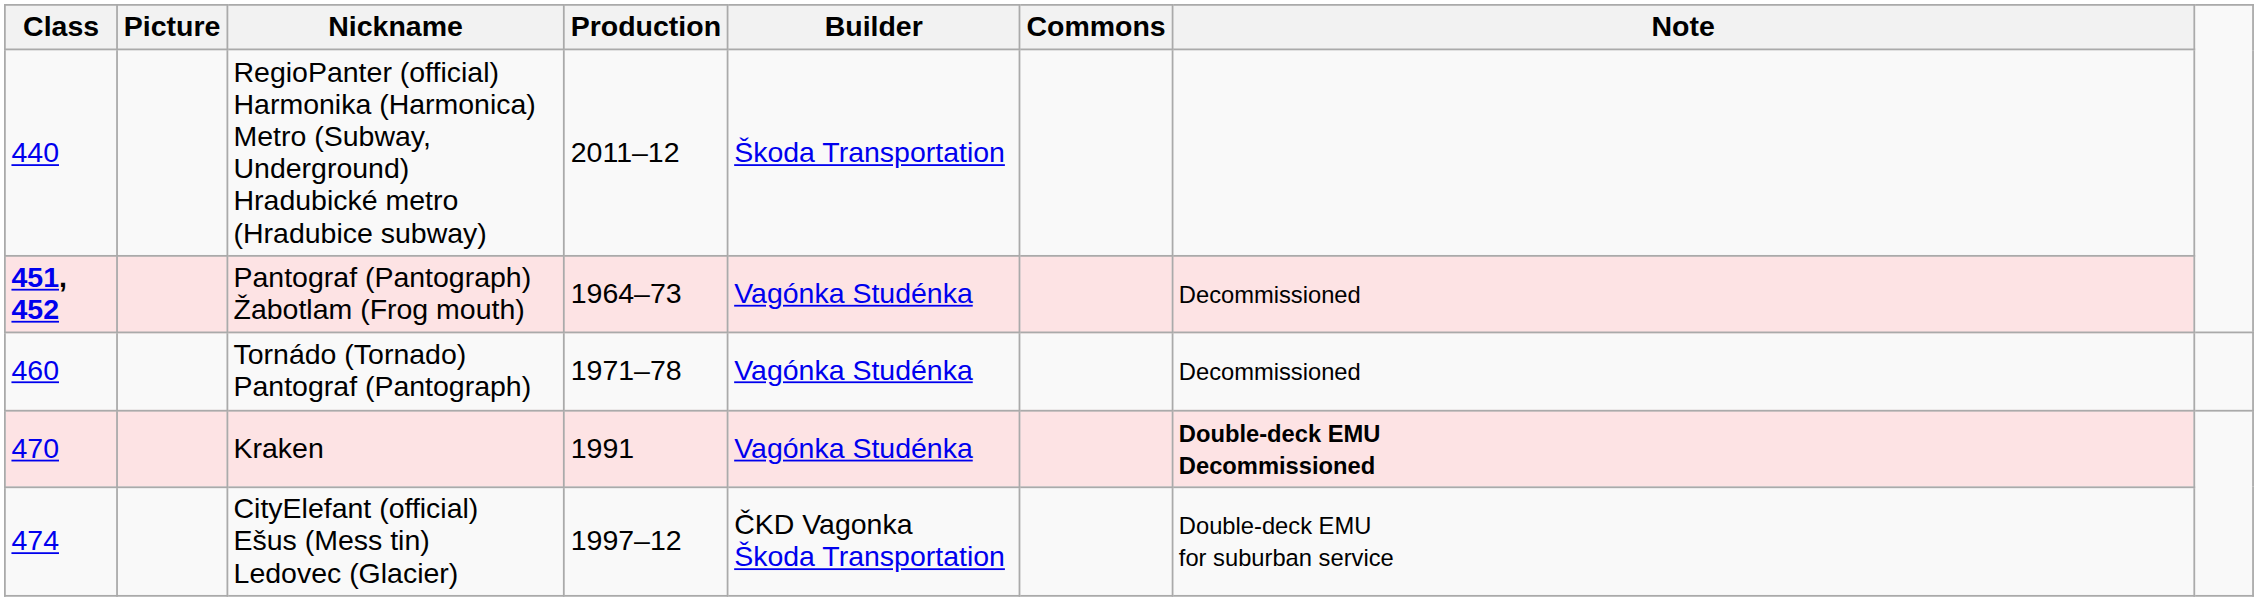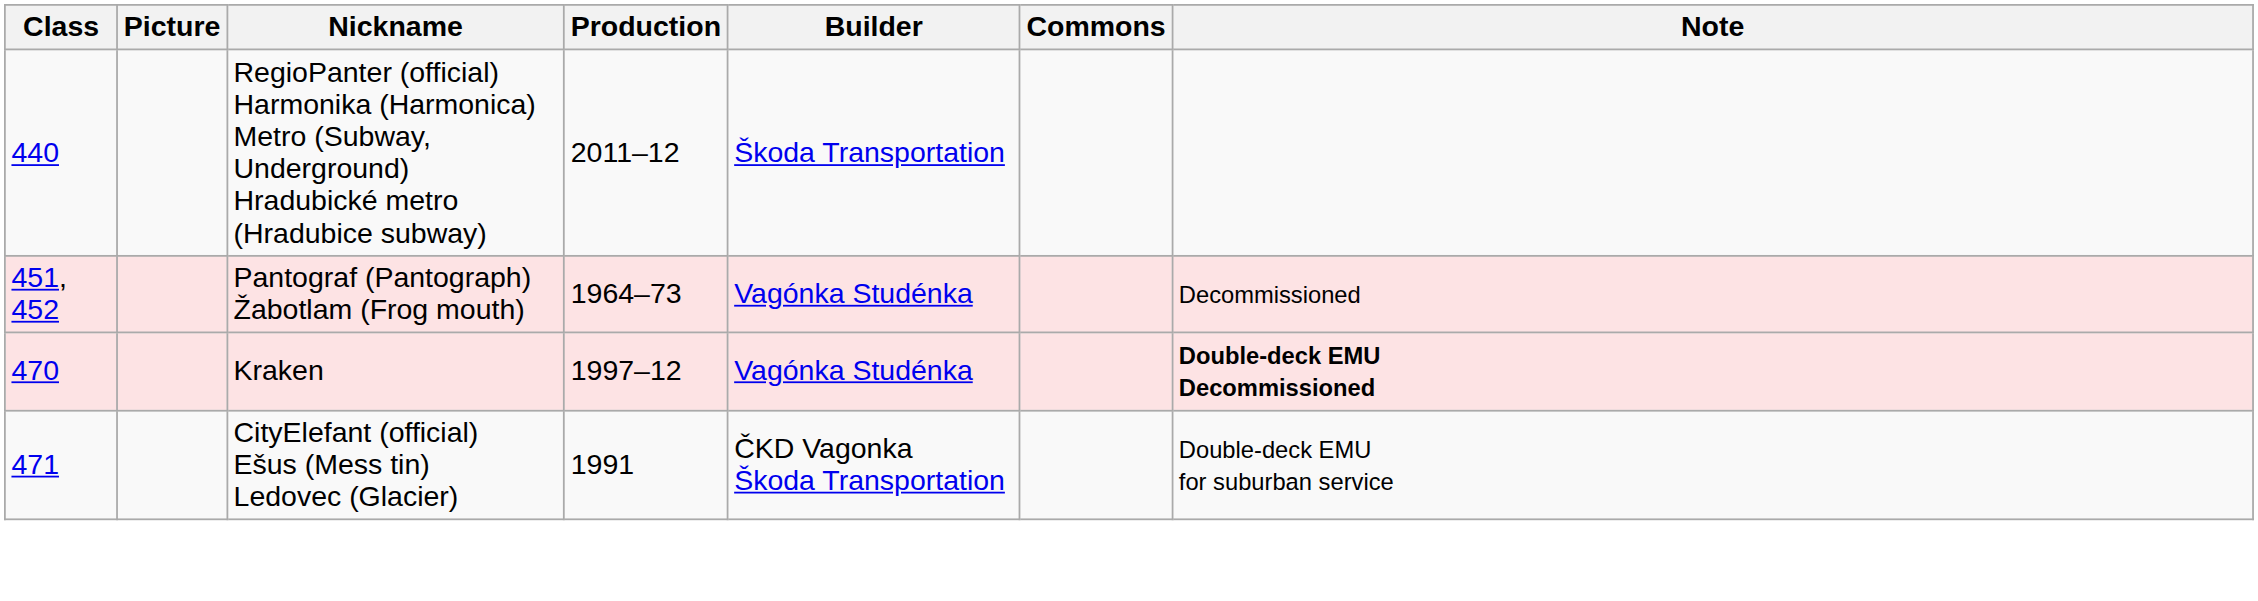(39, 293) bold -> (39, 293) normal
- row: (382, 370)
(602, 448) 1991 -> (626, 370) 1997–12
(35, 541) 474 -> (35, 464) 471
(626, 541) 1997–12 -> (602, 464) 1991
